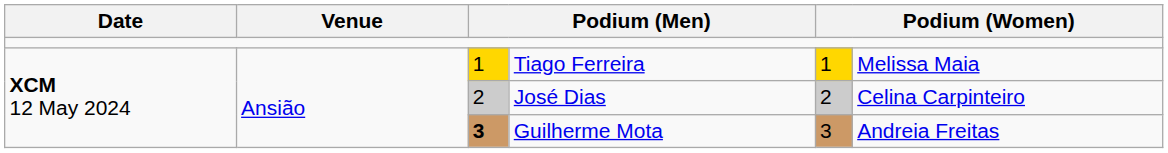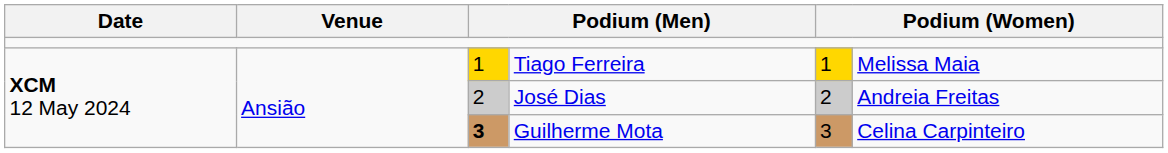(941, 97) Celina Carpinteiro -> (928, 97) Andreia Freitas
(928, 130) Andreia Freitas -> (941, 130) Celina Carpinteiro
